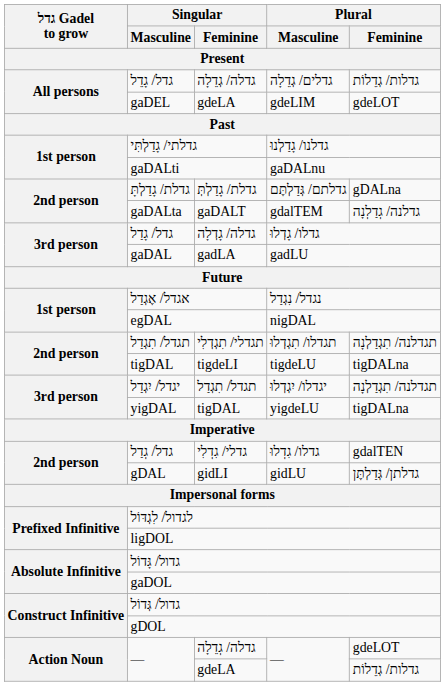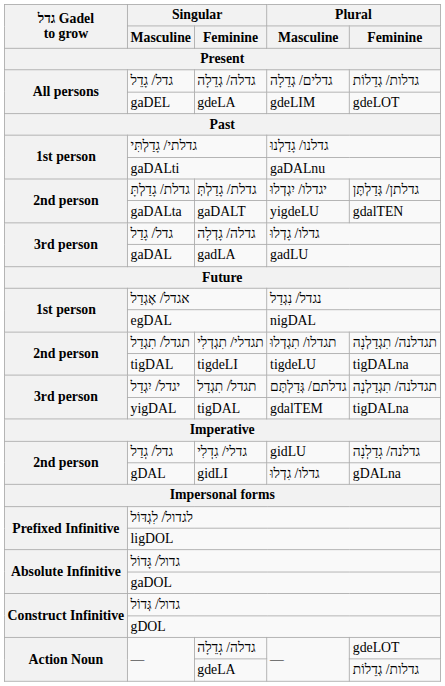(308, 189) גדלתם/ גְּדַלְתֶּם -> (298, 189) יגדלו/ יִגְדְלוּ
(377, 189) gDALna -> (386, 189) גדלתן/ גְּדַלְתֶּן
(296, 211) gdalTEM -> (295, 211) yigdeLU
(386, 211) גדלנה/ גְדַלְנָה -> (378, 211) gdalTEN
(298, 386) יגדלו/ יִגְדְלוּ -> (308, 386) גדלתם/ גְּדַלְתֶּם
(295, 408) yigdeLU -> (296, 408) gdalTEM
(295, 451) גדלו/ גִדְלוּ -> (288, 451) gidLU
(378, 451) gdalTEN -> (386, 451) גדלנה/ גְדַלְנָה
(288, 473) gidLU -> (295, 473) גדלו/ גִדְלוּ
(386, 473) גדלתן/ גְּדַלְתֶּן -> (377, 473) gDALna
